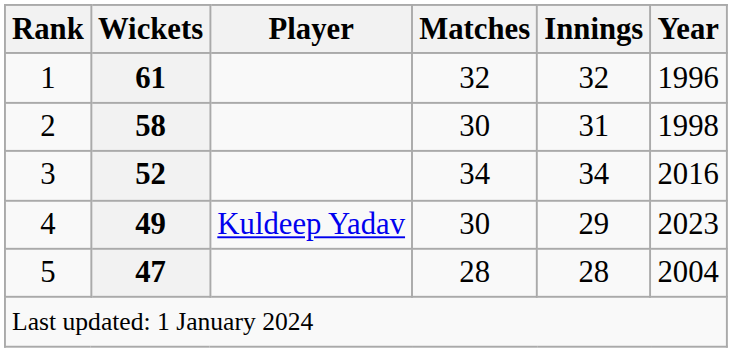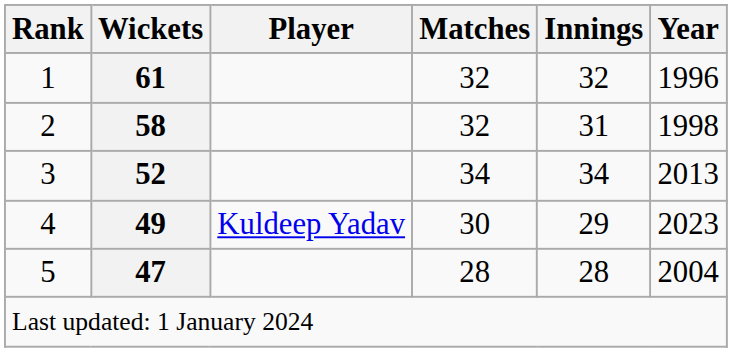(475, 126) 30 -> (475, 126) 32
(688, 175) 2016 -> (688, 175) 2013
